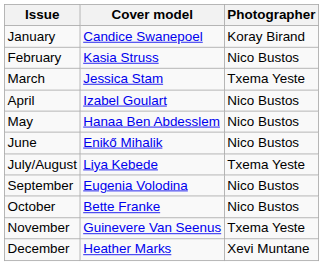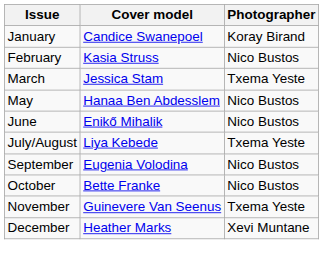- row: (21, 100)
